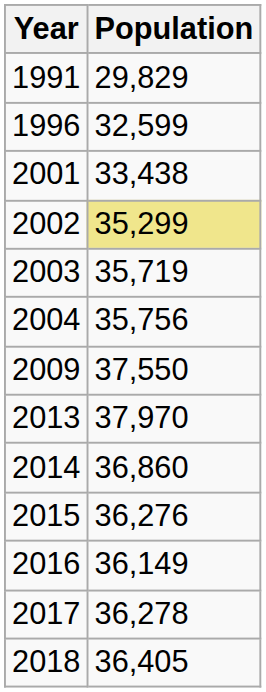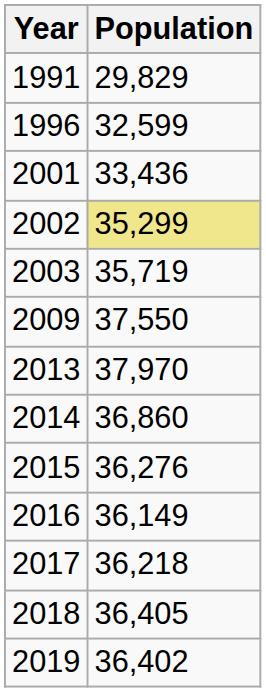(142, 175) 33,438 -> (142, 175) 33,436
- row: (46, 321)
(142, 613) 36,278 -> (142, 564) 36,218
+ row: (46, 662)
